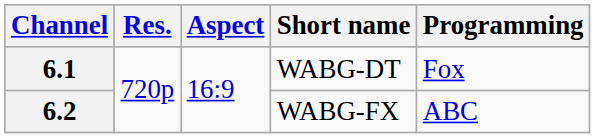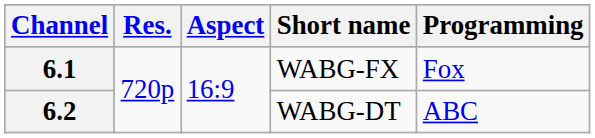(339, 68) WABG-DT -> (338, 68) WABG-FX
(338, 111) WABG-FX -> (339, 111) WABG-DT
